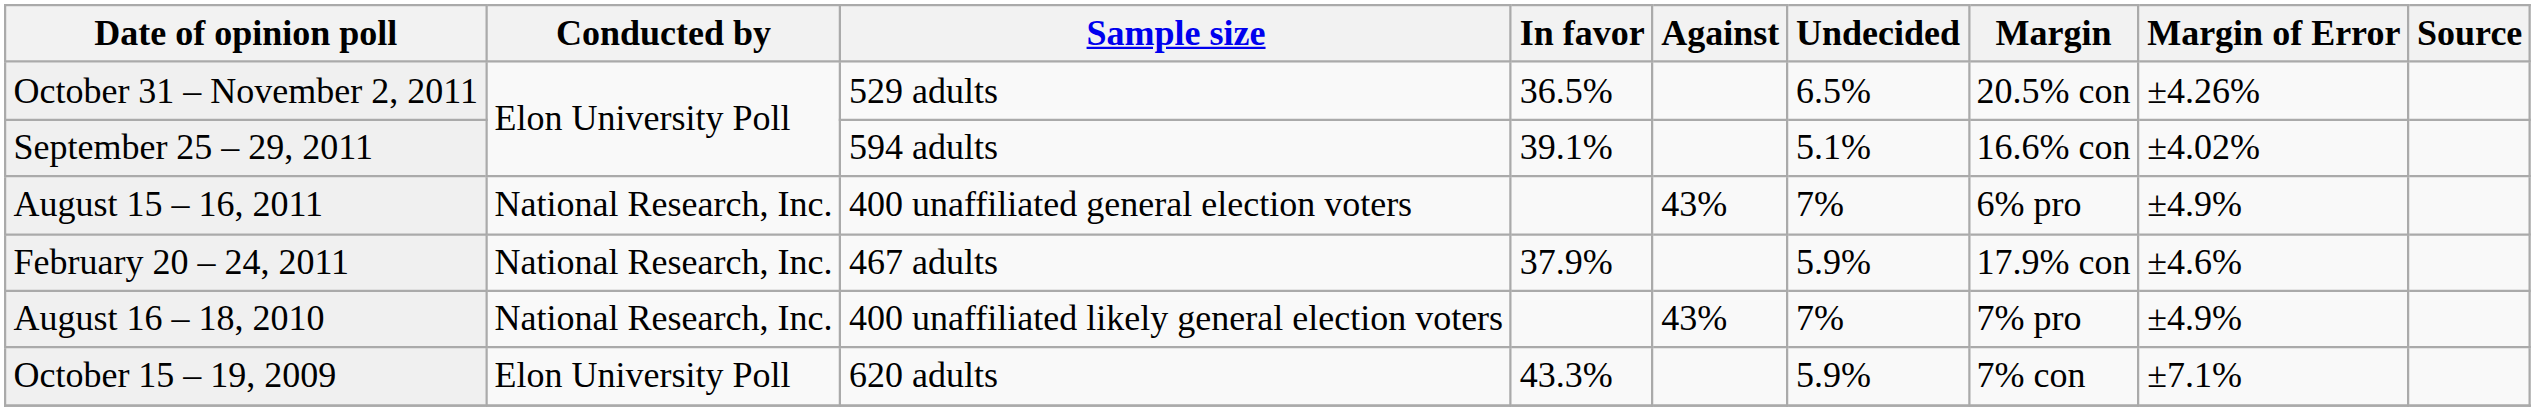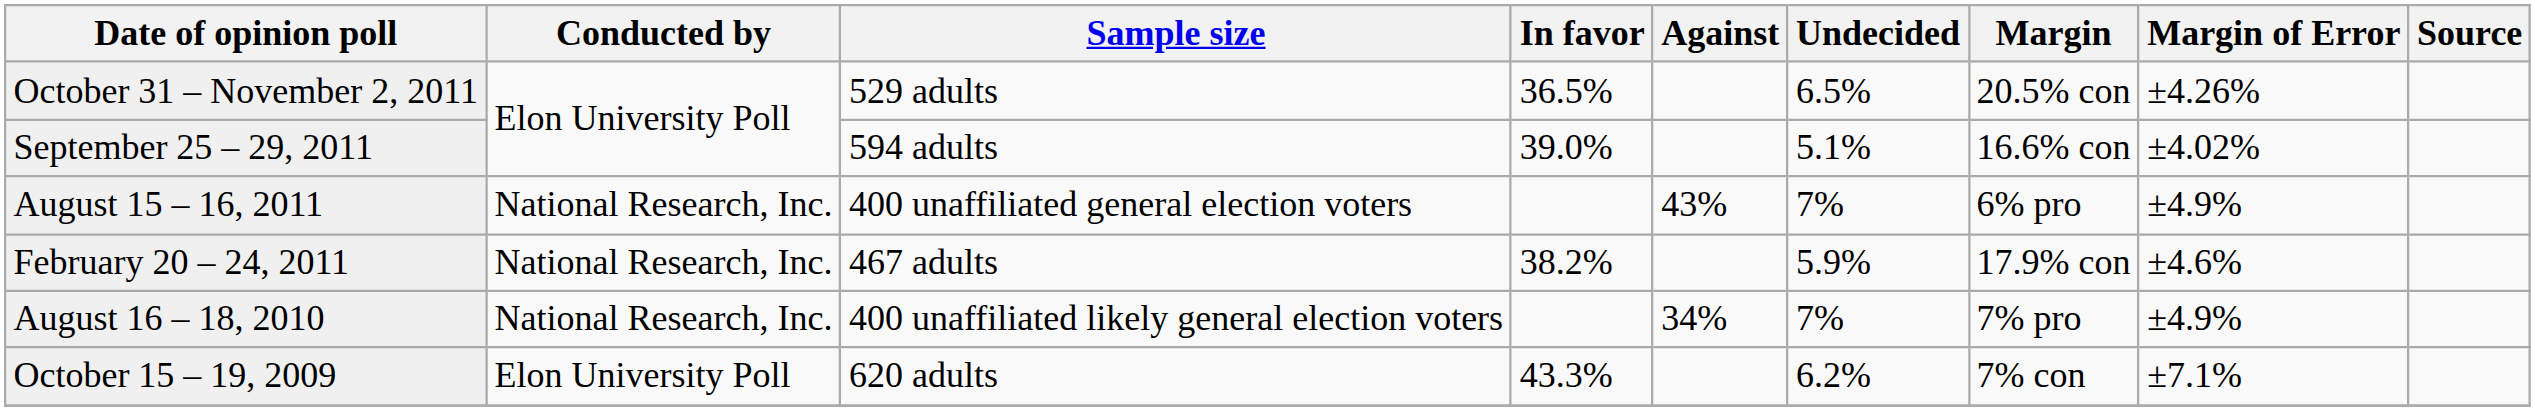(1566, 147) 39.1% -> (1566, 147) 39.0%
(1566, 261) 37.9% -> (1566, 261) 38.2%
(1694, 318) 43% -> (1694, 318) 34%
(1833, 375) 5.9% -> (1833, 375) 6.2%
